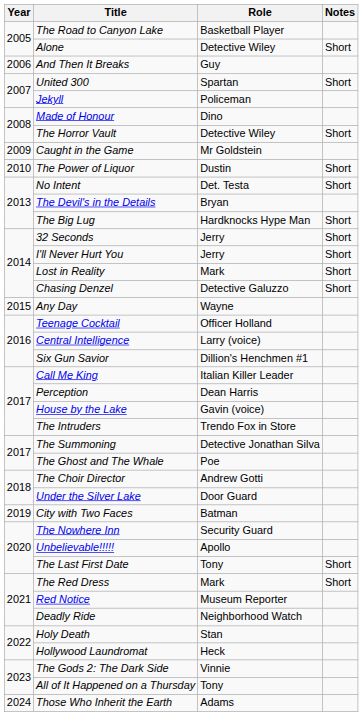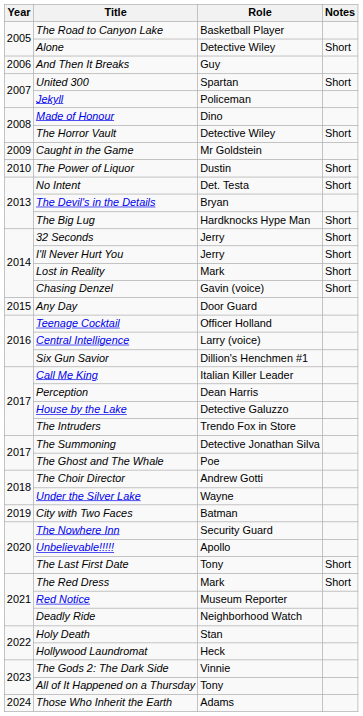(244, 289) Detective Galuzzo -> (232, 289) Gavin (voice)
(217, 306) Wayne -> (229, 306) Door Guard
(232, 409) Gavin (voice) -> (244, 409) Detective Galuzzo
(229, 496) Door Guard -> (217, 496) Wayne
